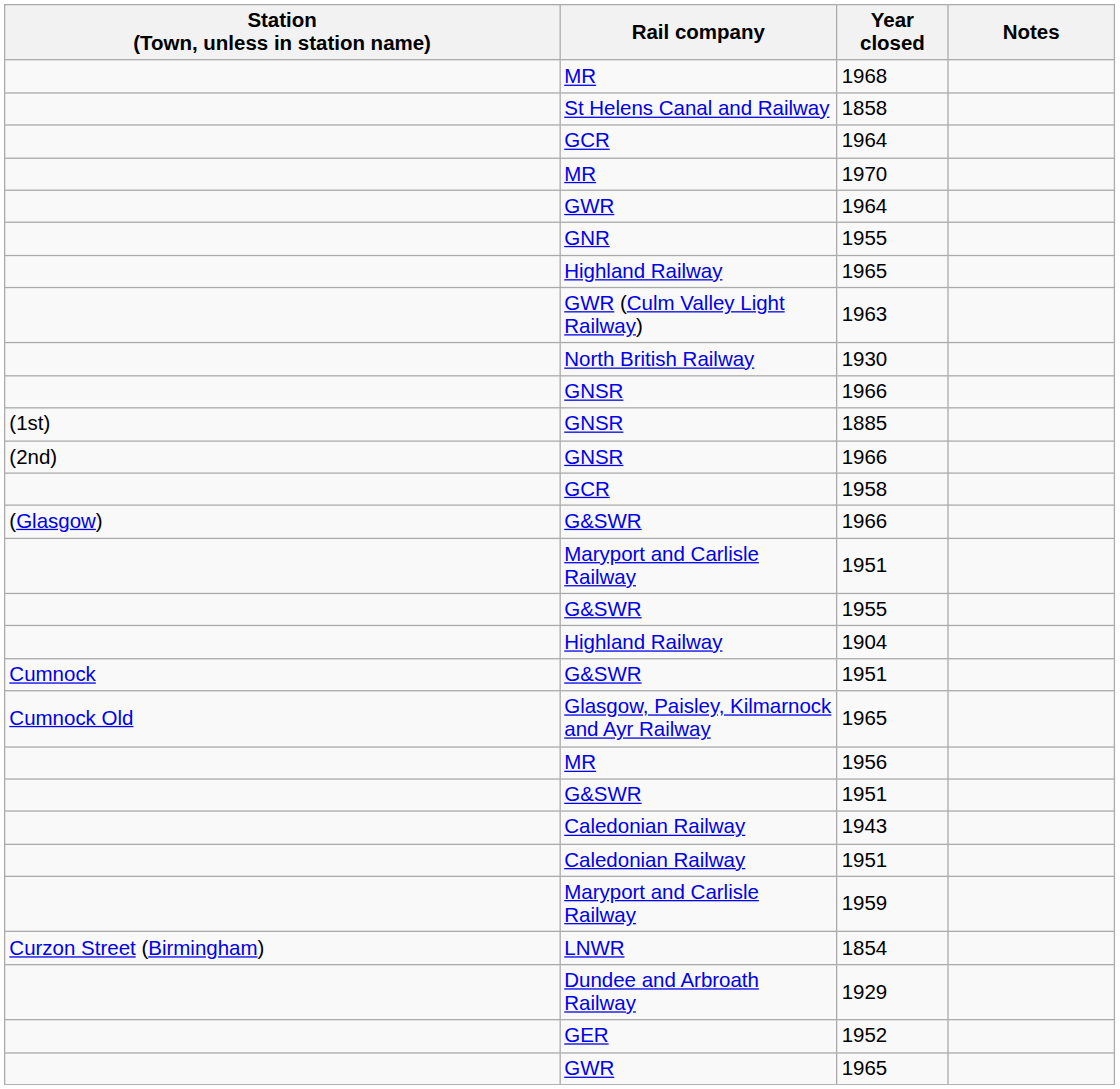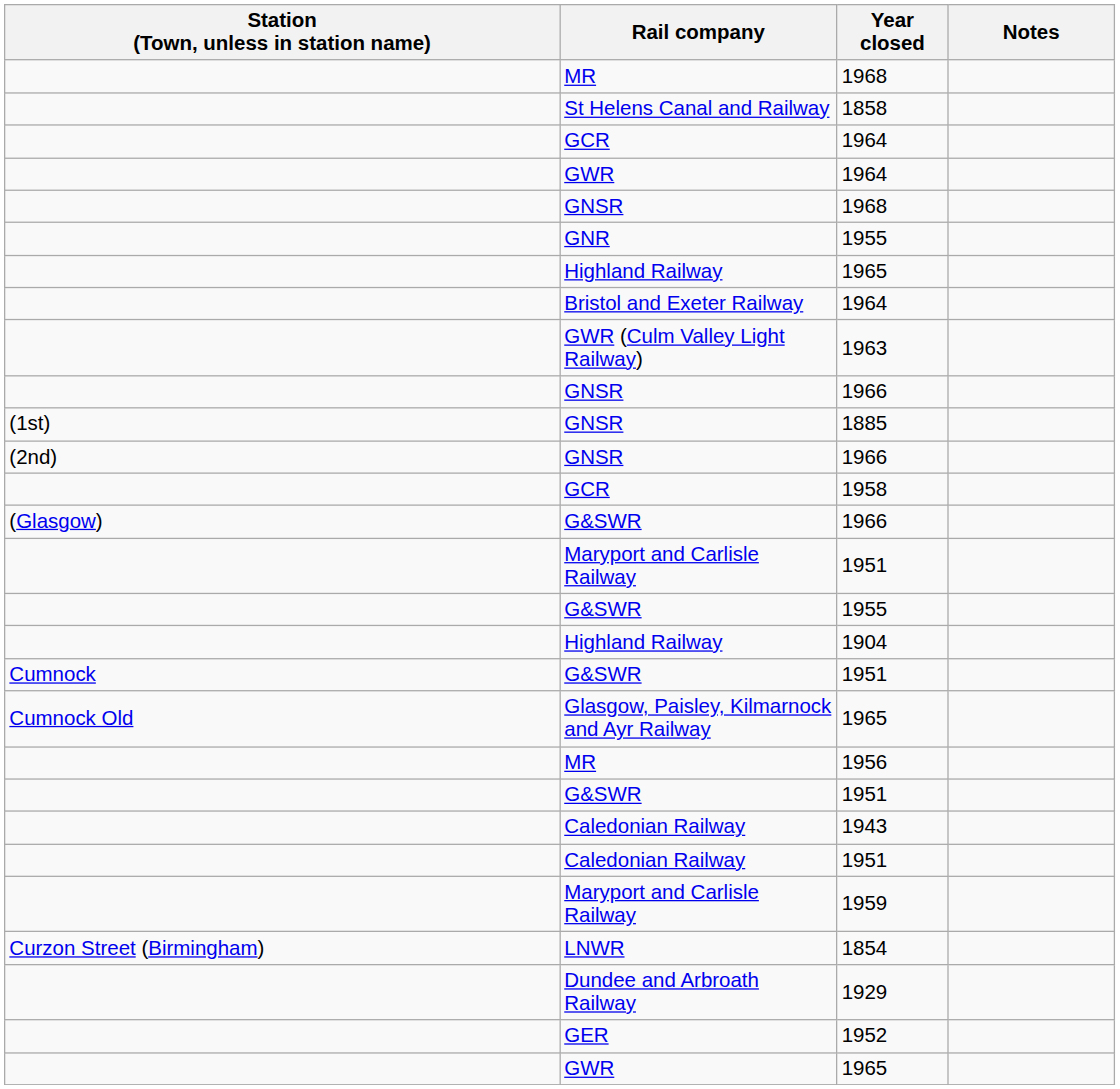- row: (580, 173)
+ row: (594, 206)
+ row: (684, 303)
- row: (659, 359)
